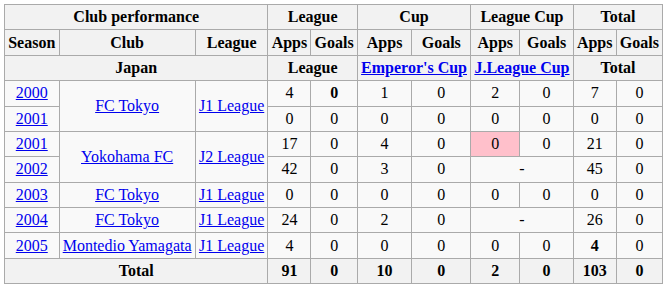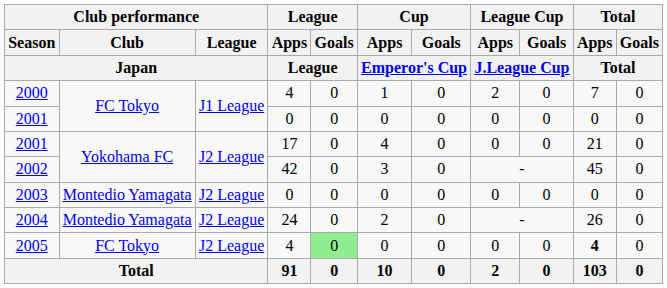(334, 93) bold -> (334, 93) normal
(495, 144) pink background -> (495, 144) no background
(127, 194) FC Tokyo -> (127, 194) Montedio Yamagata
(232, 194) J1 League -> (232, 194) J2 League
(127, 220) FC Tokyo -> (127, 220) Montedio Yamagata
(232, 220) J1 League -> (232, 220) J2 League
(127, 245) Montedio Yamagata -> (127, 245) FC Tokyo
(232, 245) J1 League -> (232, 245) J2 League
(334, 245) no background -> (334, 245) lightgreen background
